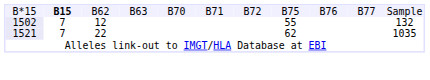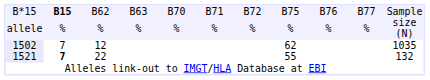+ row: (25, 28)
(291, 23) 55 -> (291, 45) 62
(405, 23) 132 -> (405, 45) 1035
(63, 34) normal -> (63, 57) bold
(291, 34) 62 -> (291, 57) 55
(405, 34) 1035 -> (405, 57) 132
